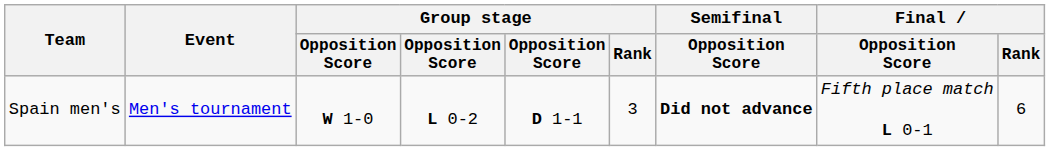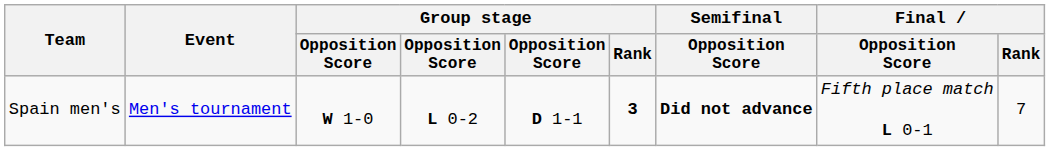(633, 110) normal -> (633, 110) bold
(1021, 110) 6 -> (1021, 110) 7
